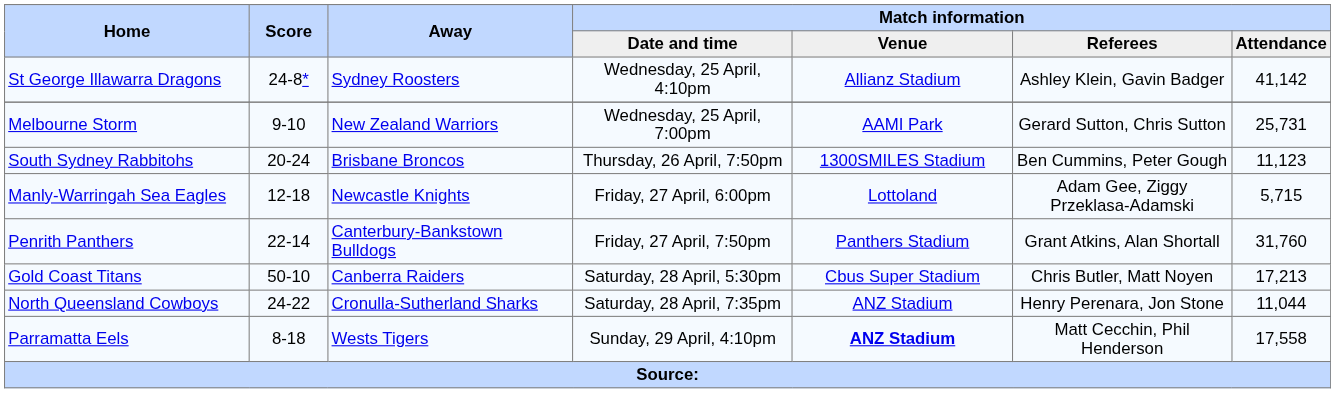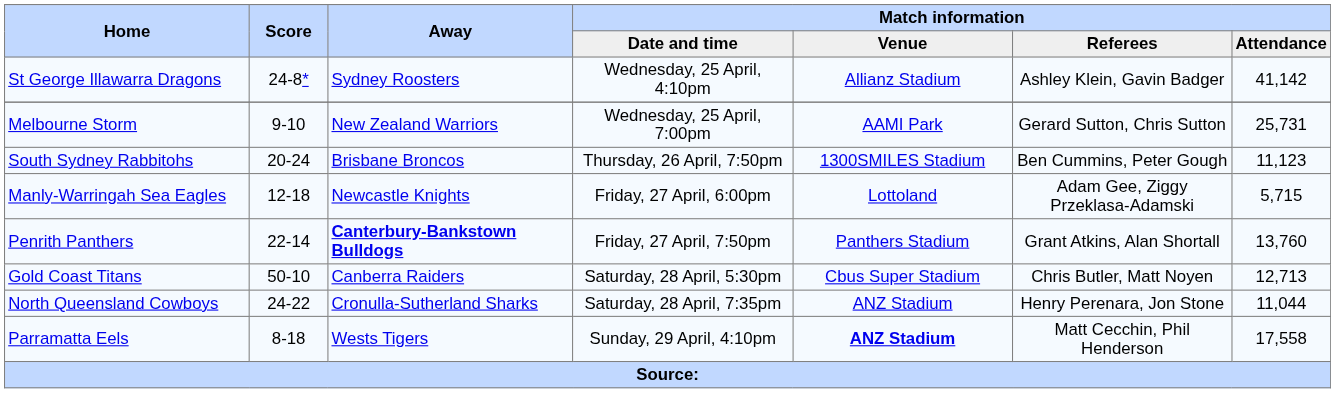(417, 241) normal -> (424, 241) bold
(1281, 241) 31,760 -> (1281, 241) 13,760
(1281, 276) 17,213 -> (1281, 276) 12,713
